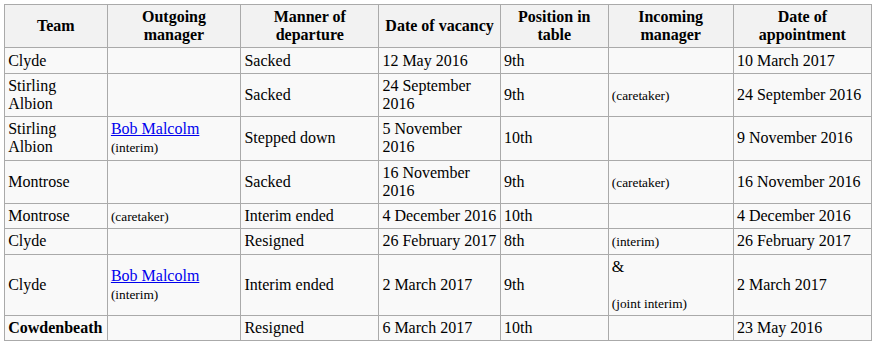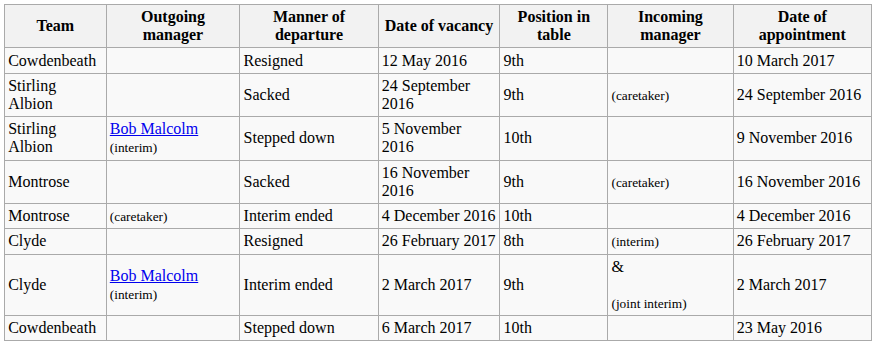(27, 60) Clyde -> (52, 60) Cowdenbeath
(268, 60) Sacked -> (273, 60) Resigned
(55, 328) bold -> (52, 328) normal
(274, 328) Resigned -> (289, 328) Stepped down
